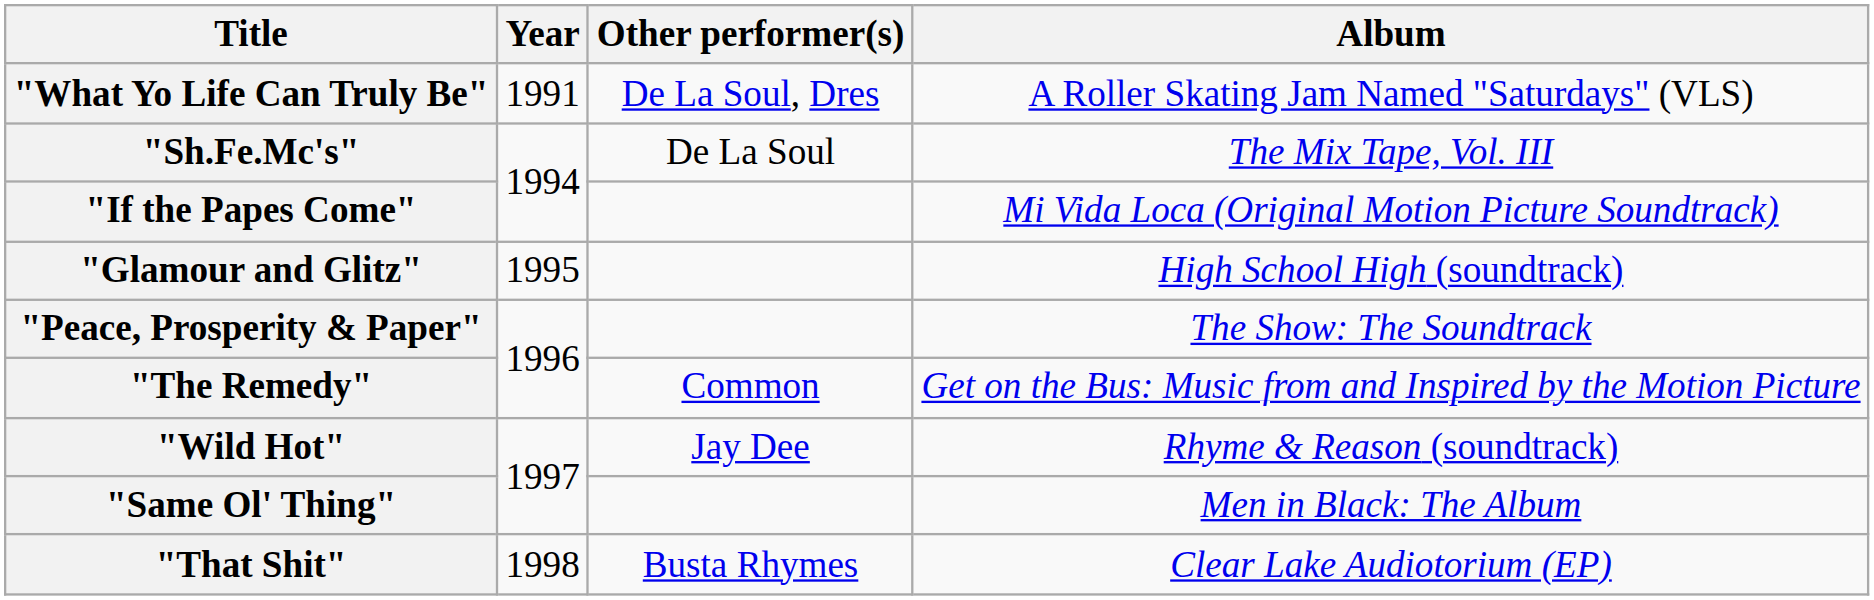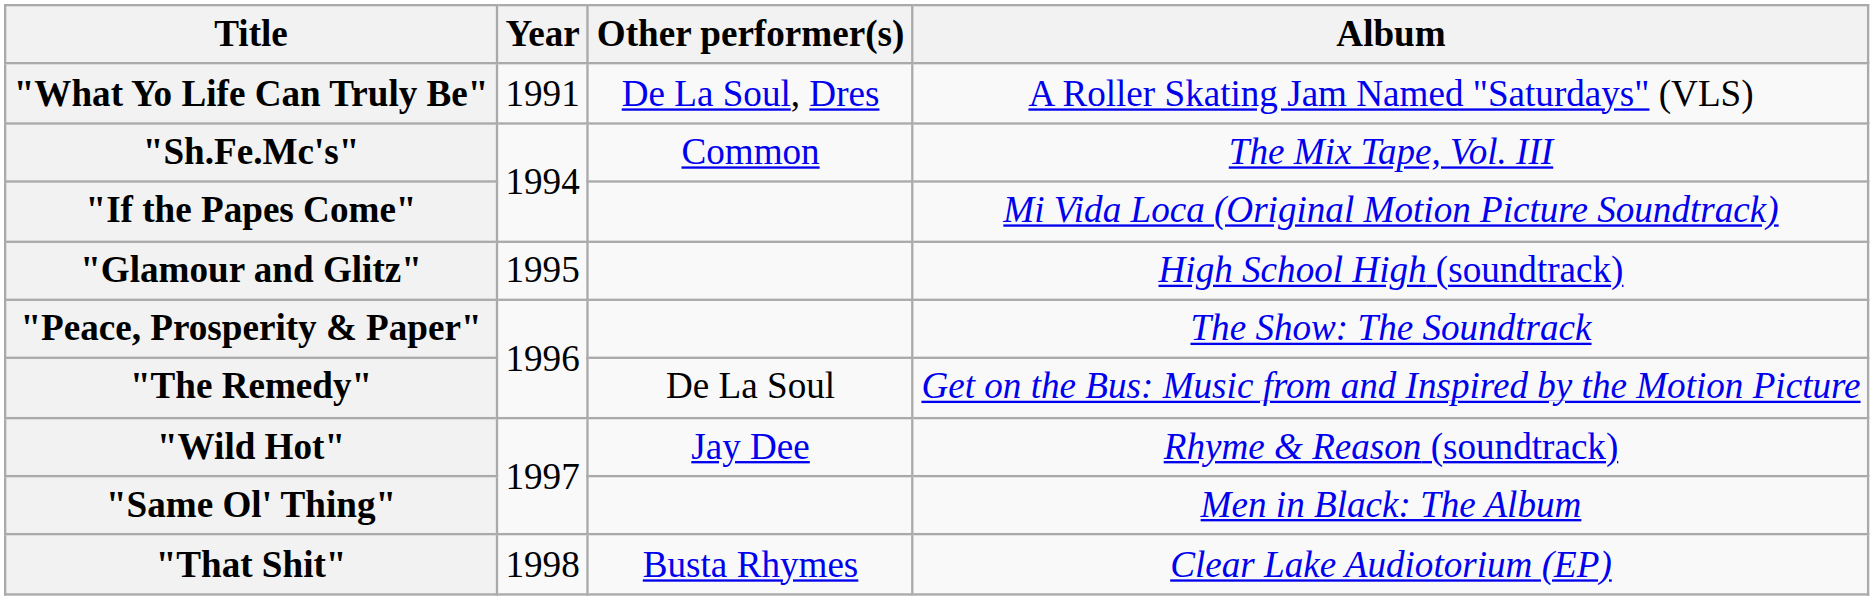(751, 151) De La Soul -> (751, 151) Common
(751, 387) Common -> (751, 387) De La Soul
